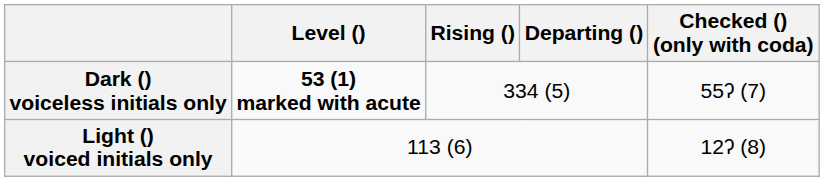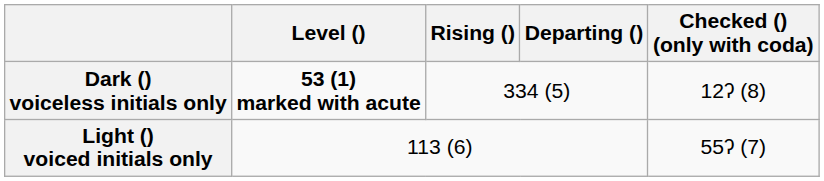(733, 90) 55ʔ (7) -> (733, 90) 12ʔ (8)
(733, 147) 12ʔ (8) -> (733, 147) 55ʔ (7)
